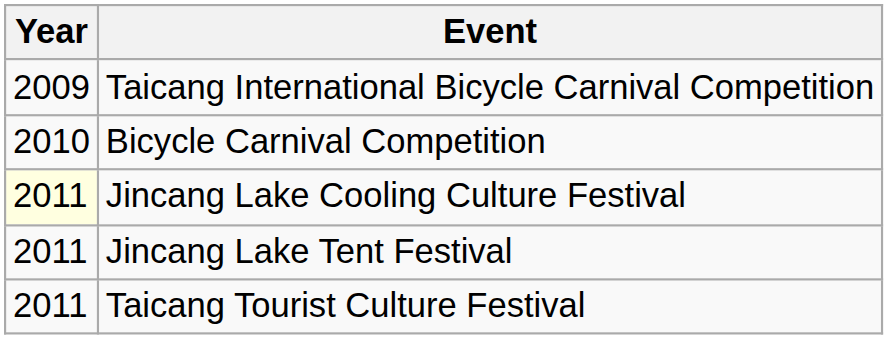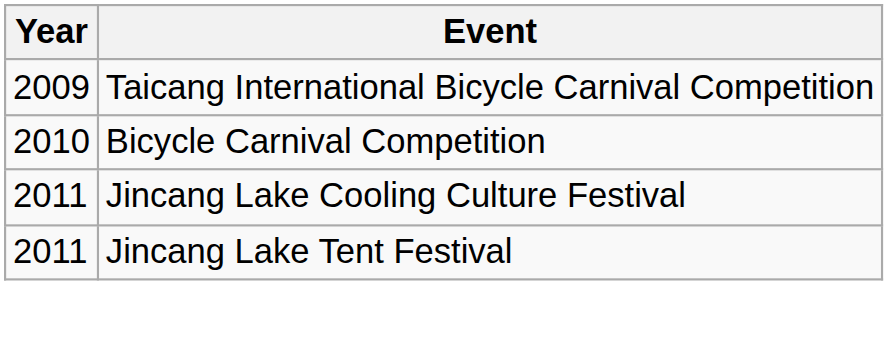(50, 196) lightyellow background -> (50, 196) no background
- row: (346, 305)
